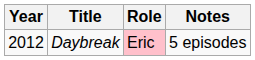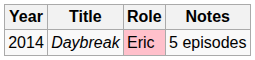(26, 42) 2012 -> (26, 42) 2014
